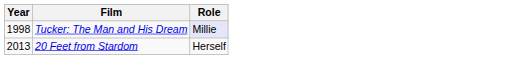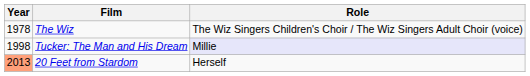+ row: (54, 29)
(19, 46) no background -> (19, 63) lightsalmon background
